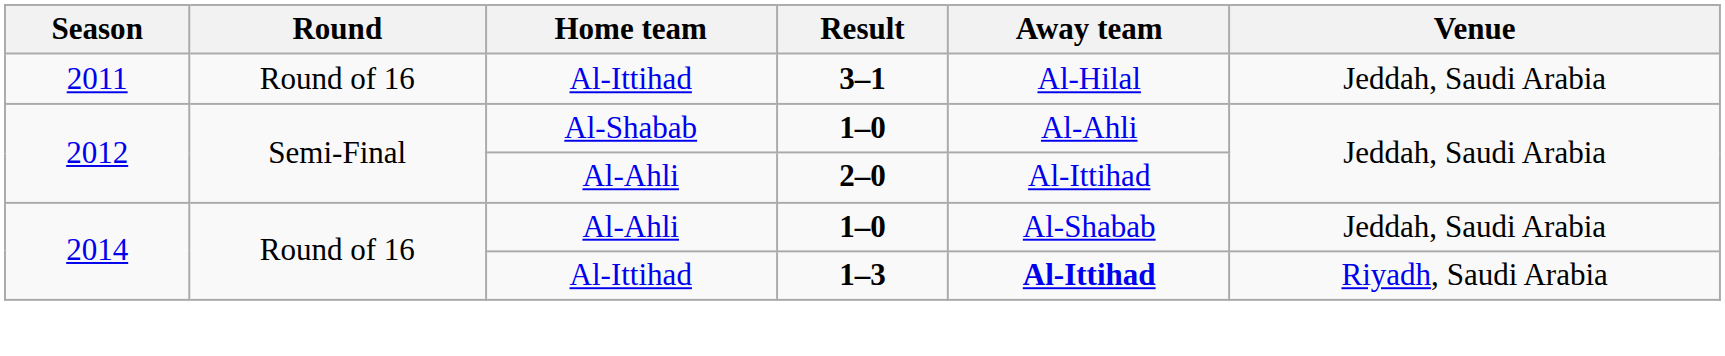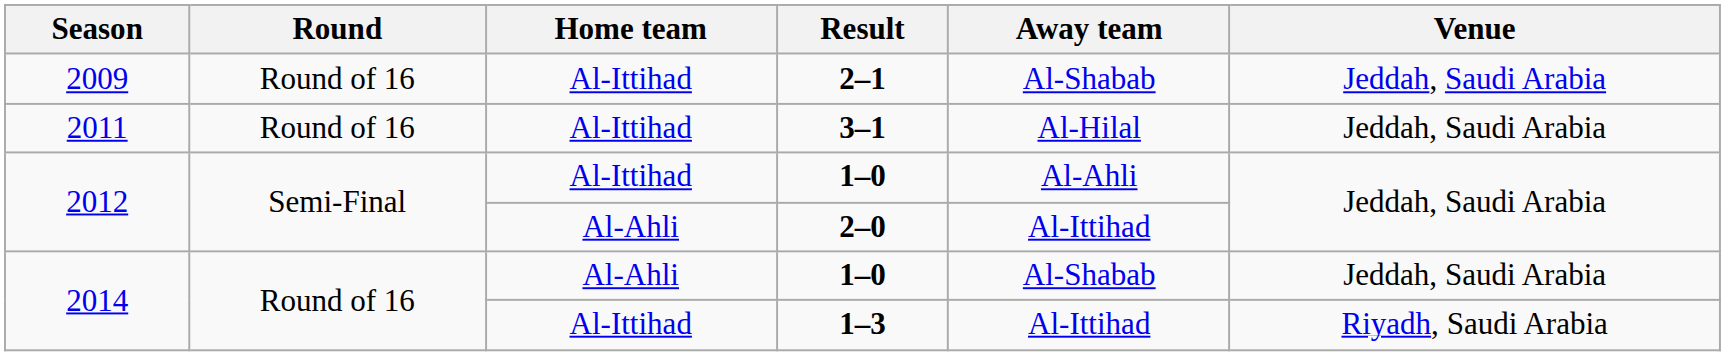+ row: (97, 78)
(631, 127) Al-Shabab -> (631, 176) Al-Ittihad
(1089, 275) bold -> (1089, 324) normal
